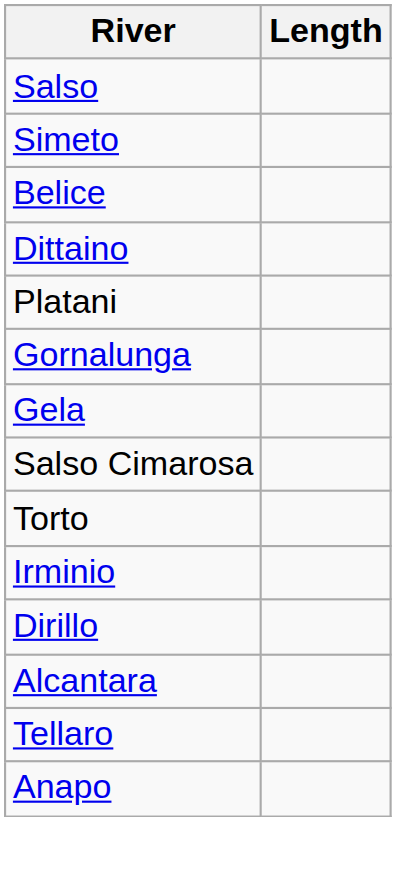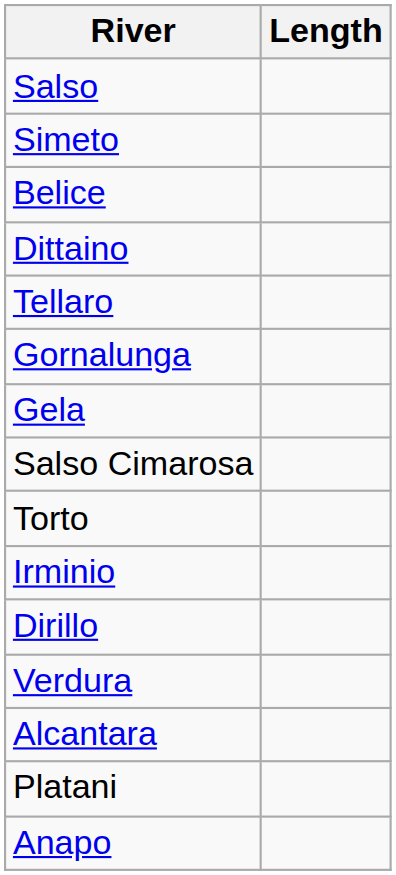rows swapped: (65, 301) <-> (63, 734)
+ row: (73, 680)
